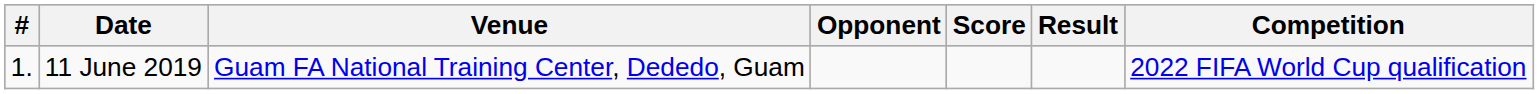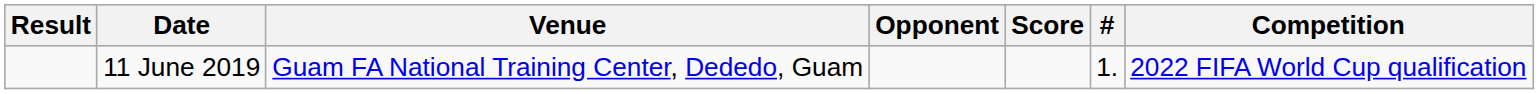columns swapped: (22, 25) <-> (1078, 25)
